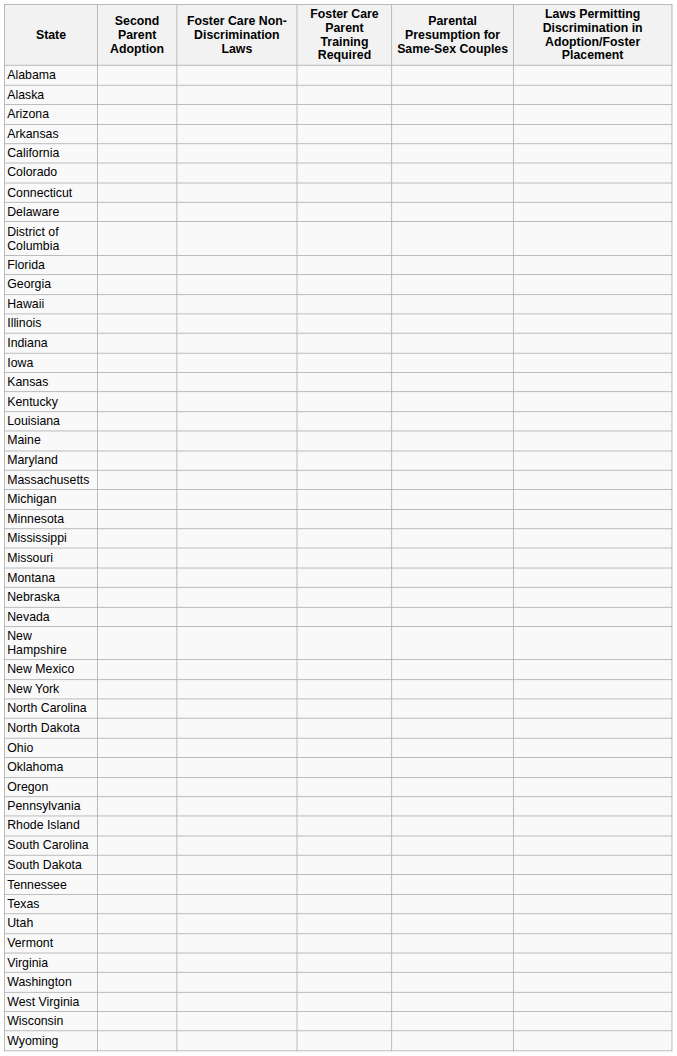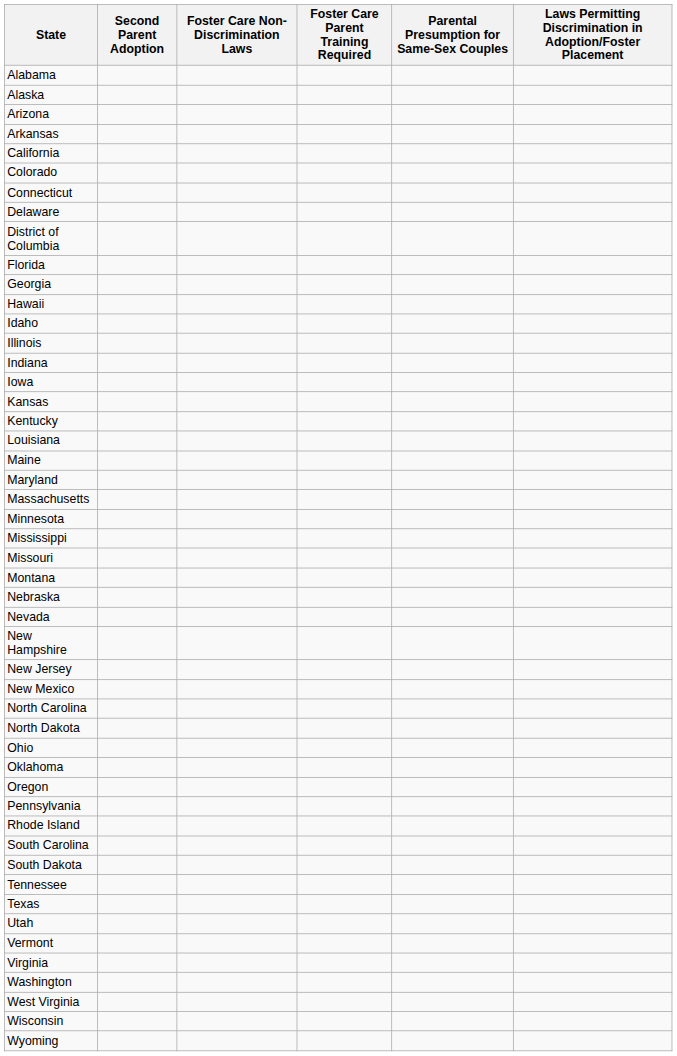+ row: (23, 323)
- row: (32, 499)
+ row: (39, 669)
- row: (33, 689)
